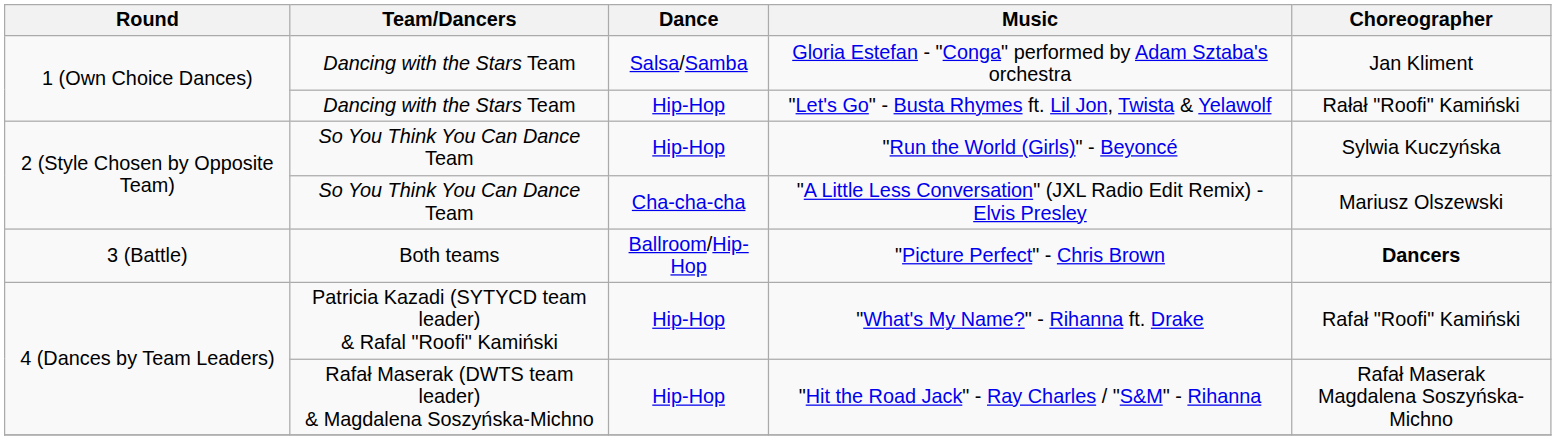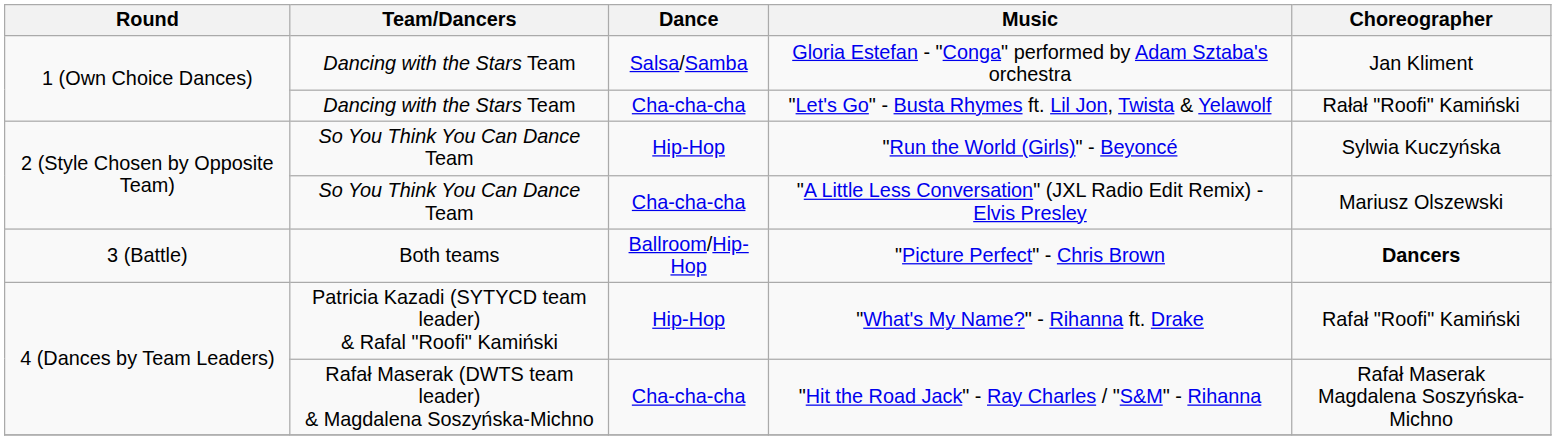(689, 105) Hip-Hop -> (689, 105) Cha-cha-cha
(689, 396) Hip-Hop -> (689, 396) Cha-cha-cha
